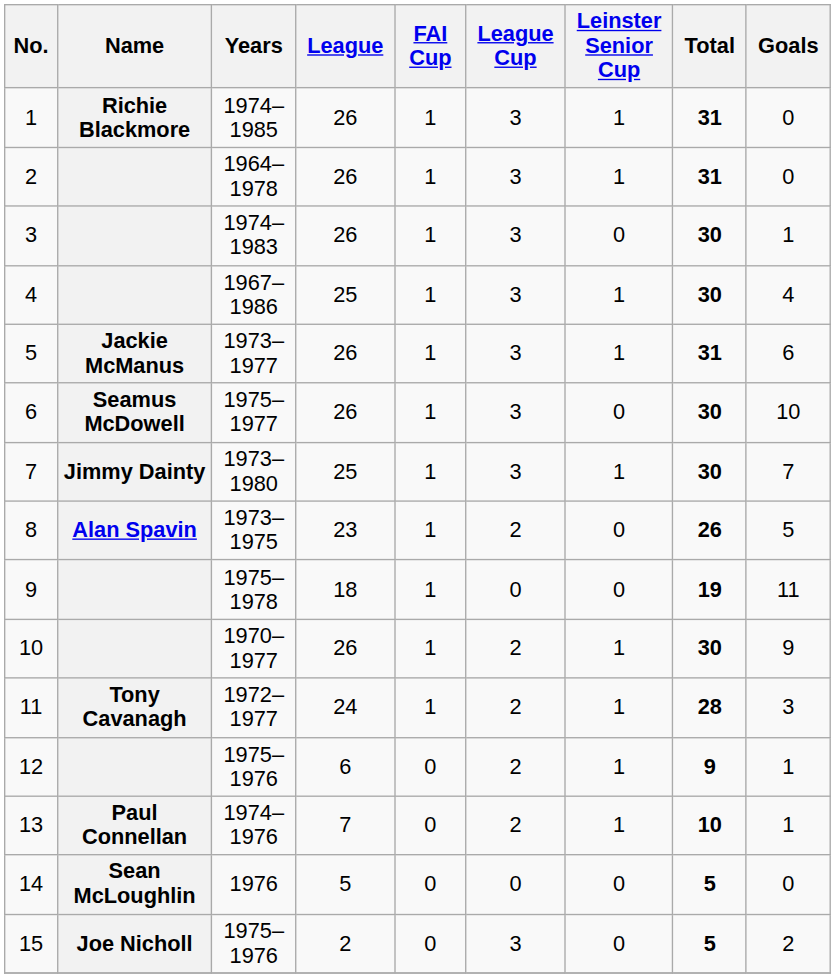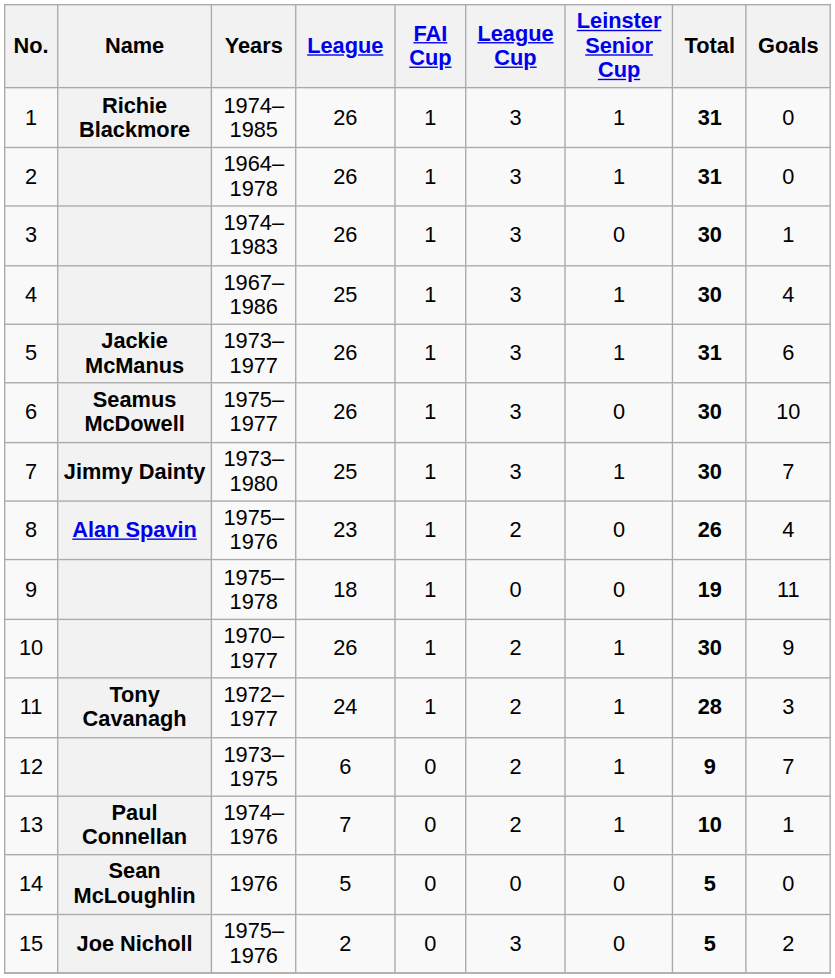(254, 530) 1973–1975 -> (254, 530) 1975–1976
(788, 530) 5 -> (788, 530) 4
(254, 766) 1975–1976 -> (254, 766) 1973–1975
(788, 766) 1 -> (788, 766) 7
